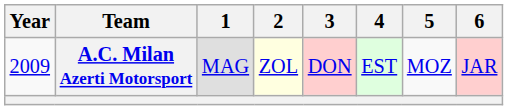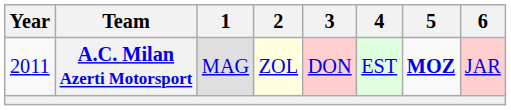(30, 66) 2009 -> (30, 66) 2011
(429, 66) normal -> (431, 66) bold
